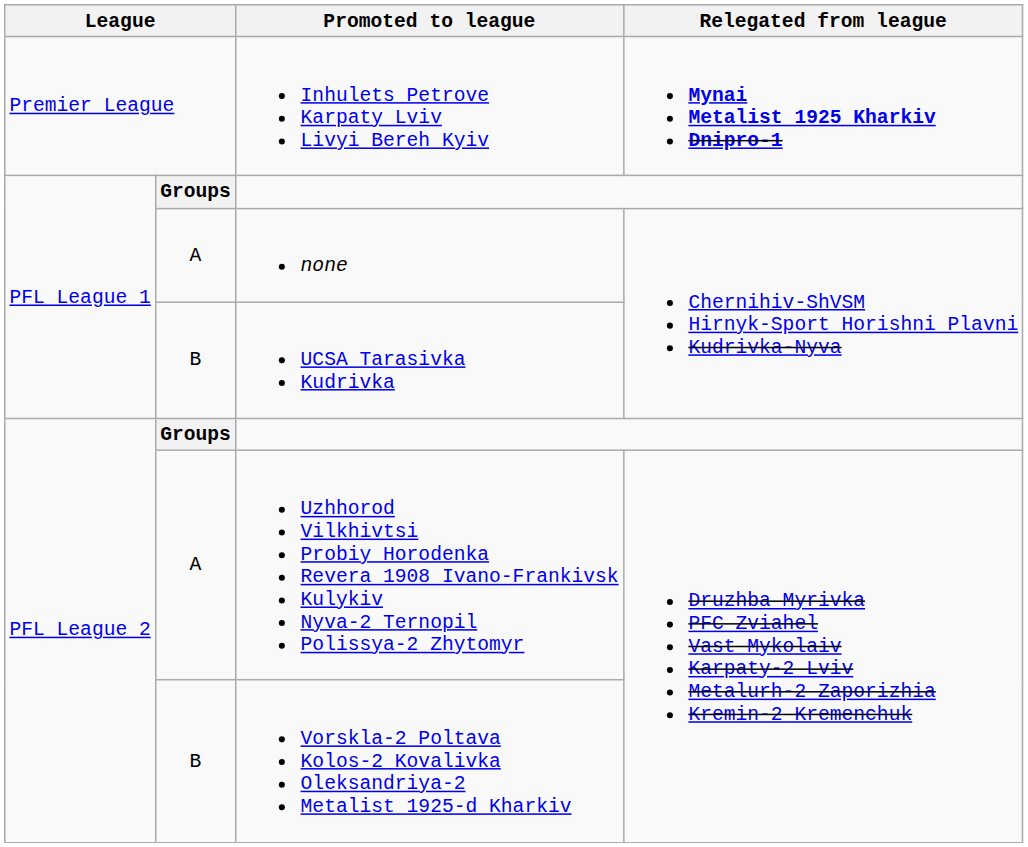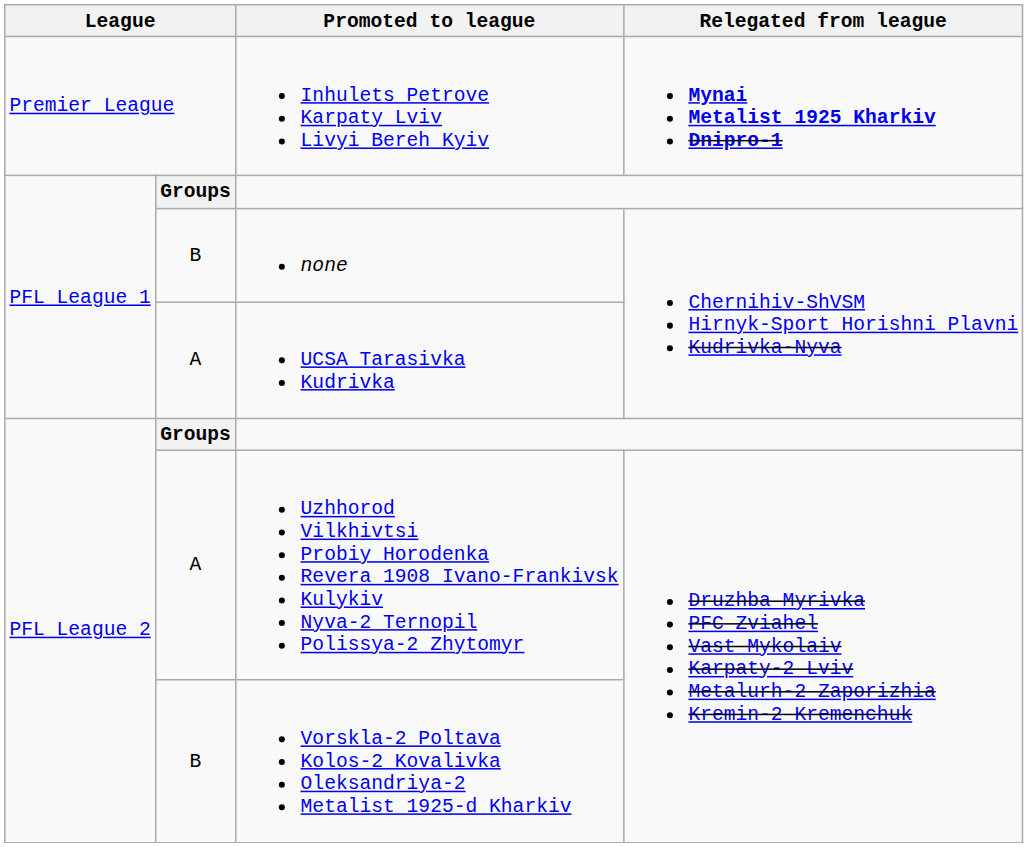(195, 255) A -> (195, 255) B
(195, 360) B -> (195, 360) A
